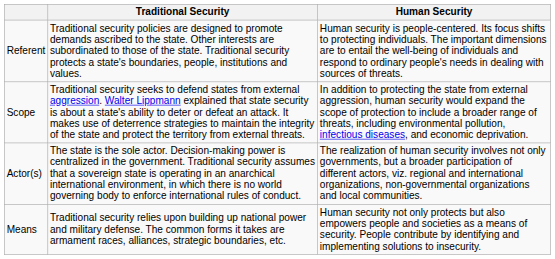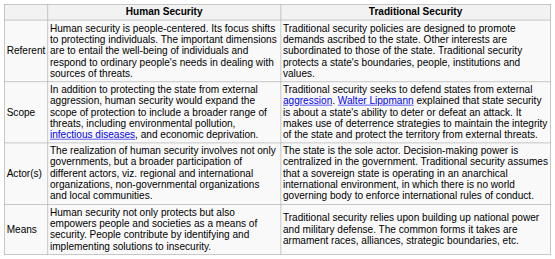columns swapped: (183, 12) <-> (434, 12)
